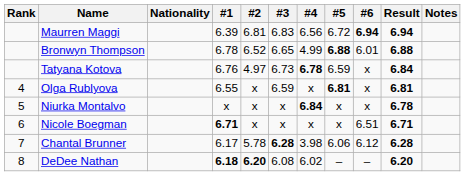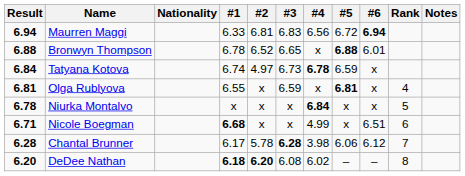columns swapped: (21, 13) <-> (402, 13)
(227, 32) 6.39 -> (234, 32) 6.33
(311, 50) 4.99 -> (318, 50) x
(227, 69) 6.76 -> (234, 69) 6.74
(227, 124) 6.71 -> (234, 124) 6.68
(311, 124) x -> (318, 124) 4.99
